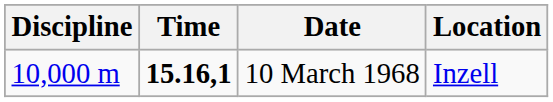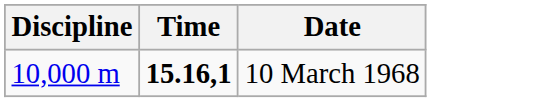- column: (487, 27)
